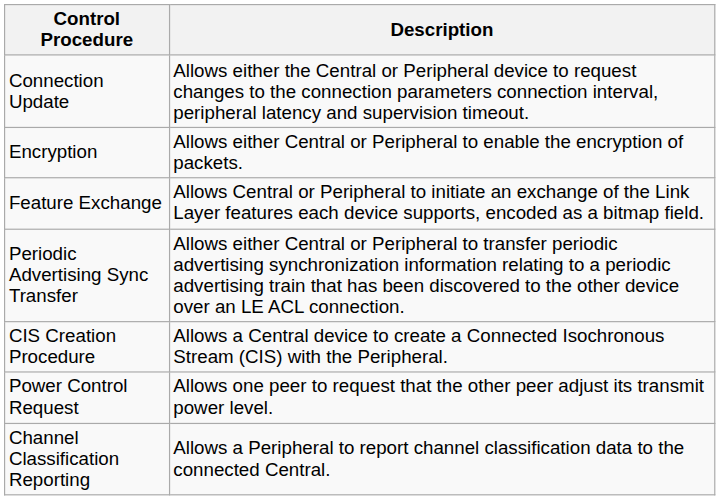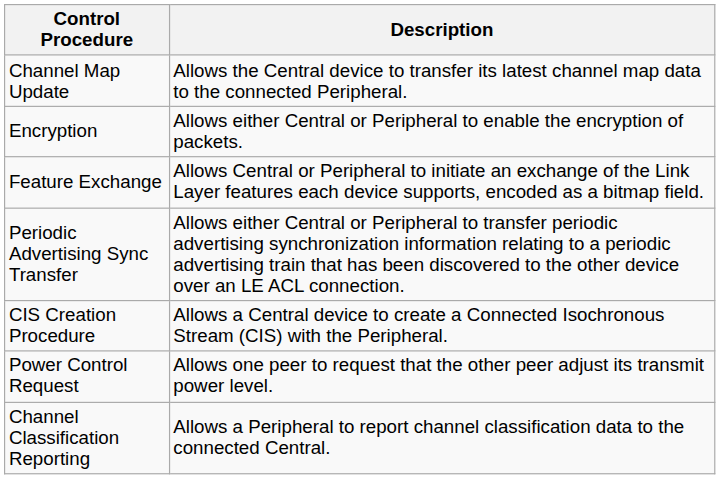- row: (56, 91)
+ row: (65, 80)
